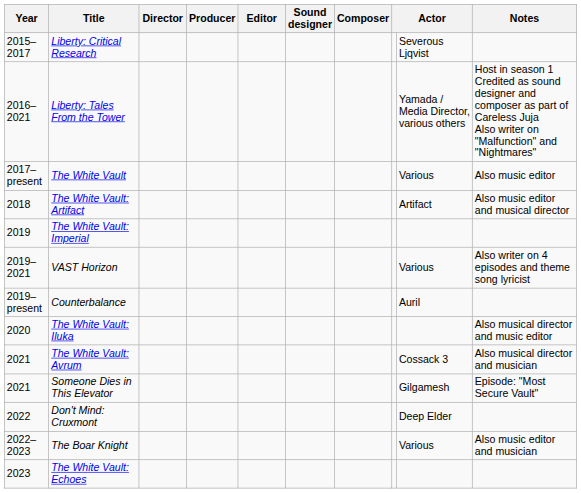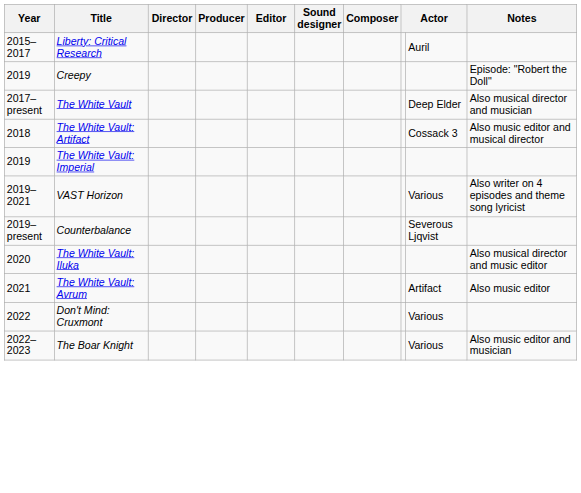(421, 47) Severous Ljqvist -> (419, 47) Auril
- row: (88, 111)
+ row: (74, 76)
(416, 175) Various -> (435, 104) Deep Elder
(515, 175) Also music editor -> (518, 104) Also musical director and musician
(415, 204) Artifact -> (433, 133) Cossack 3
(409, 302) Auril -> (431, 231) Severous Ljqvist
(424, 359) Cossack 3 -> (425, 288) Artifact
(524, 359) Also musical director and musician -> (510, 288) Also music editor
- row: (91, 388)
(425, 416) Deep Elder -> (426, 316) Various
- row: (90, 474)
